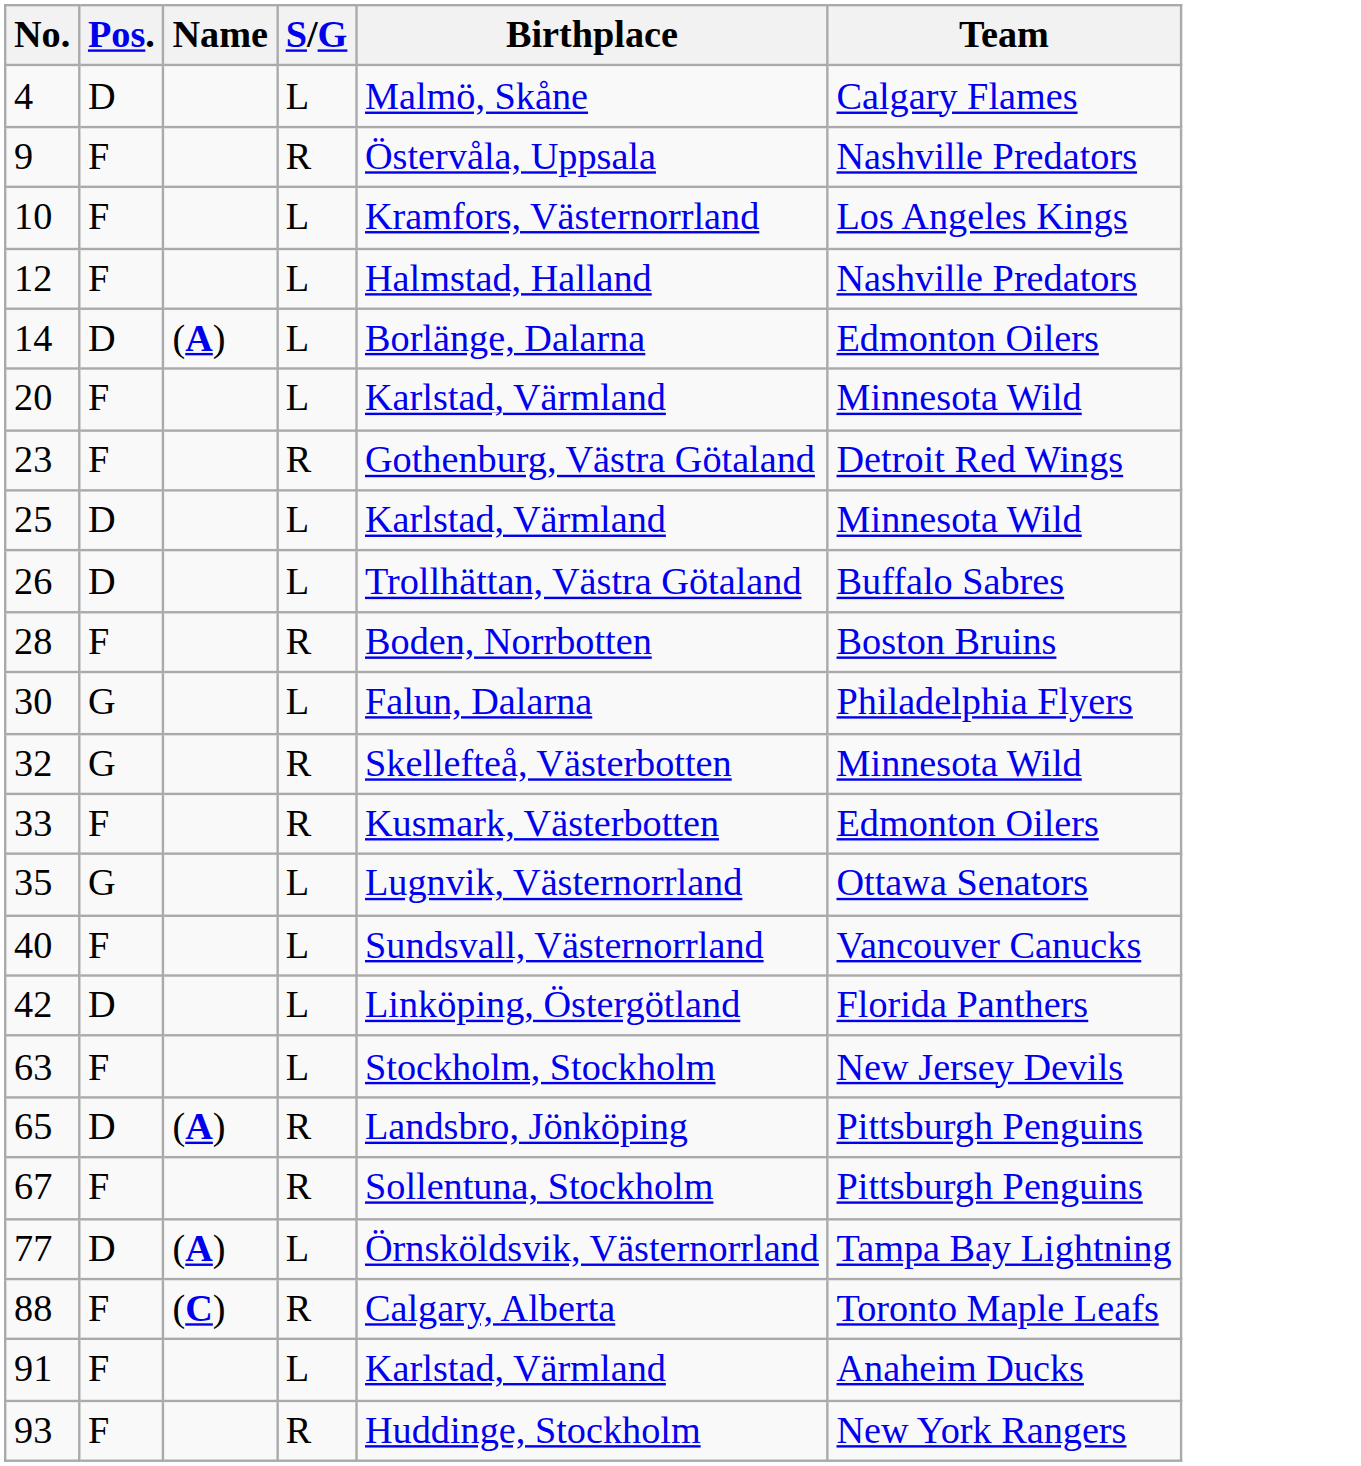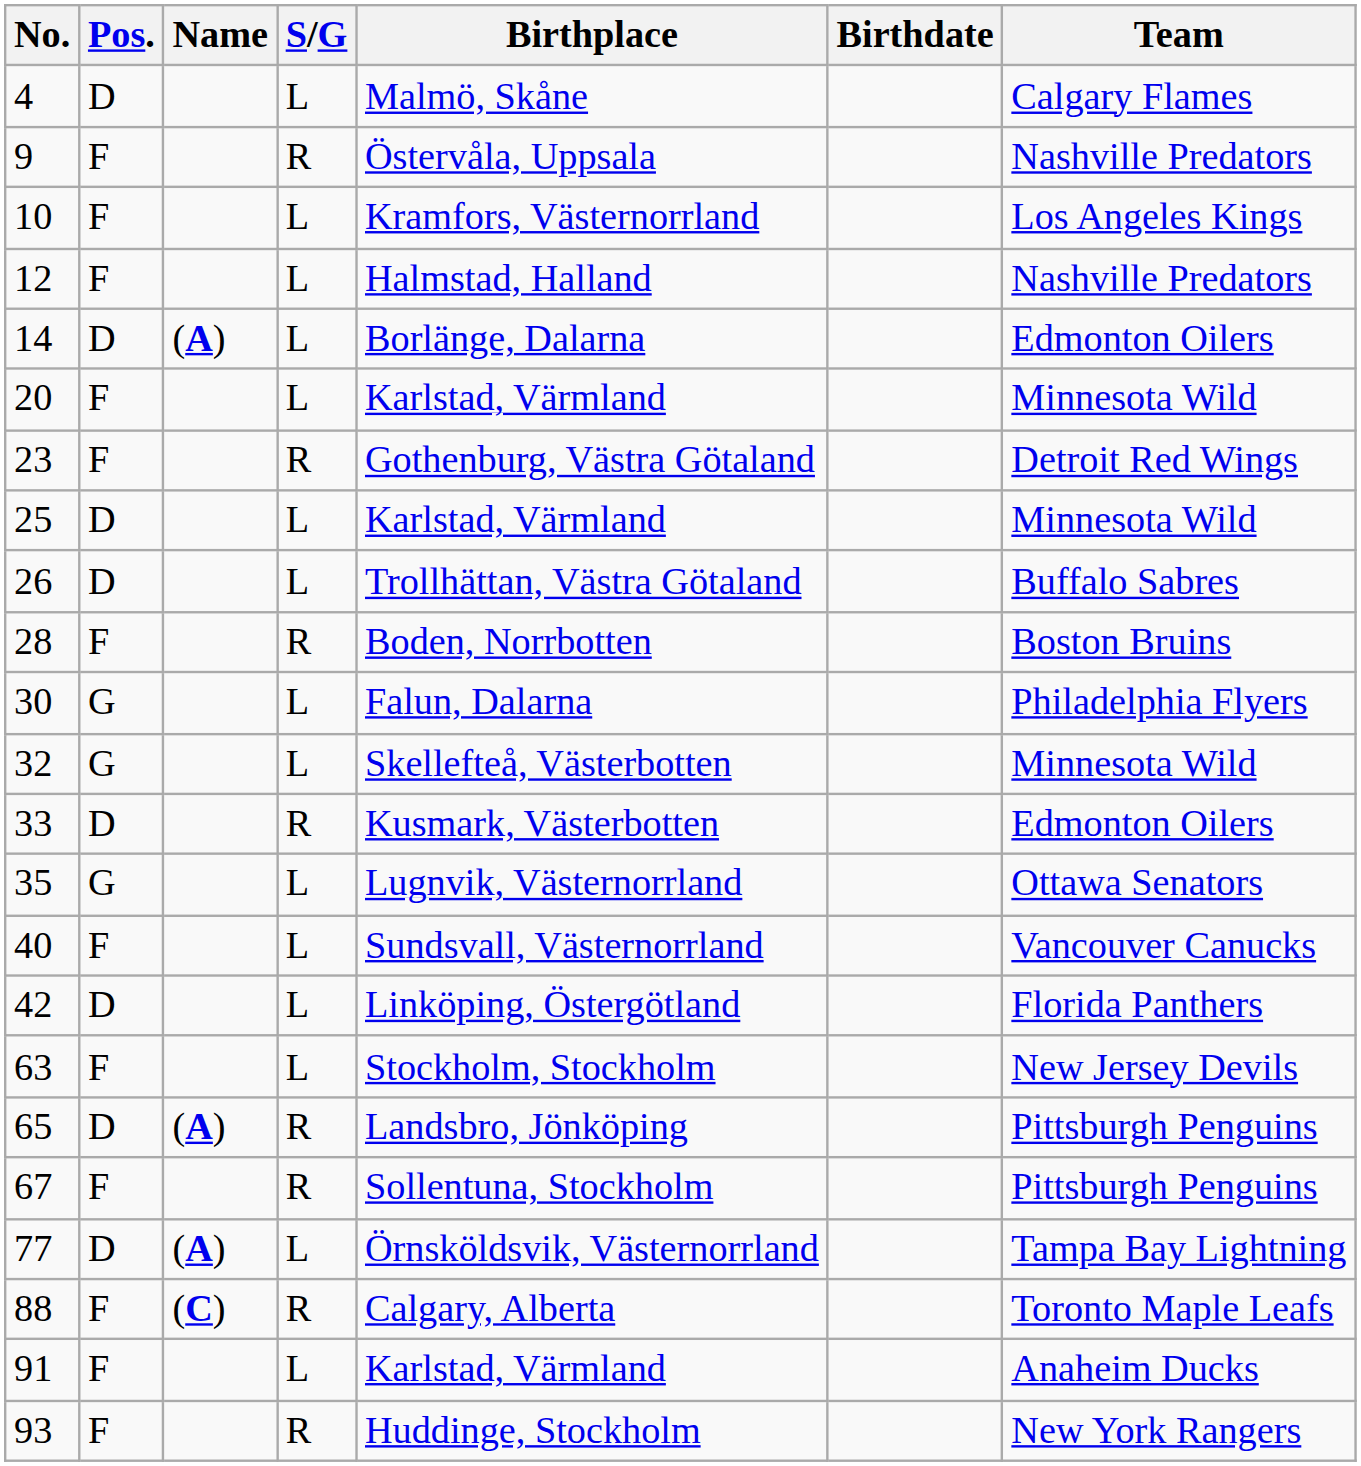+ column: (915, 34)
(298, 762) R -> (297, 762) L
(99, 823) F -> (102, 823) D
